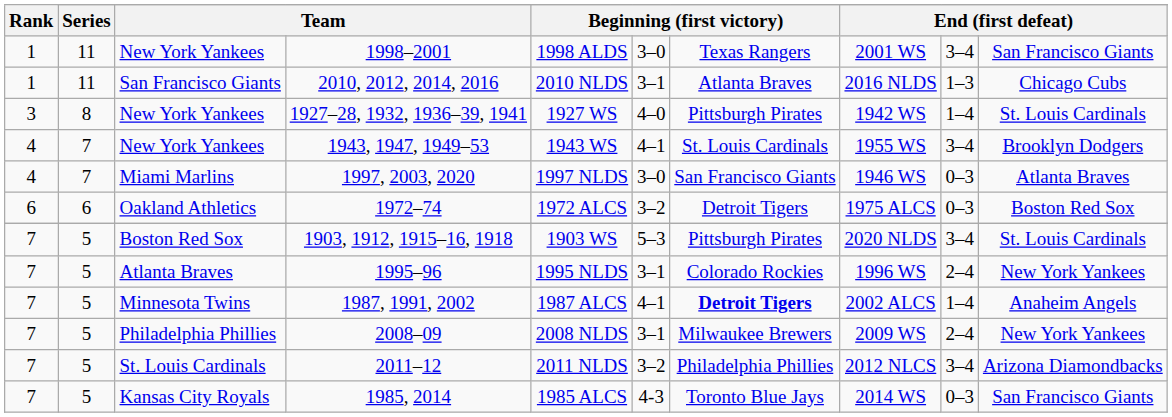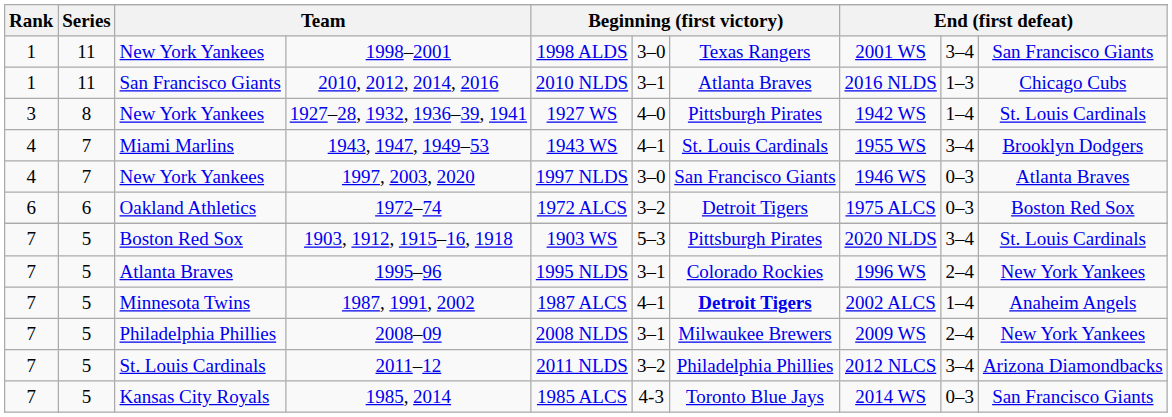(192, 145) New York Yankees -> (177, 145) Miami Marlins
(177, 176) Miami Marlins -> (192, 176) New York Yankees
